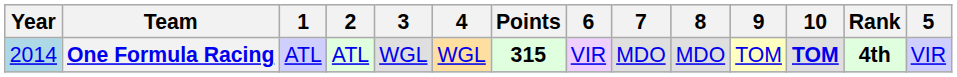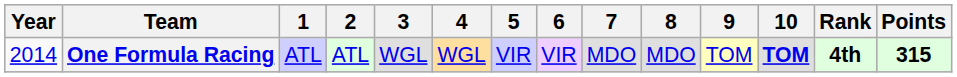columns swapped: (928, 21) <-> (528, 21)
(33, 55) lightblue background -> (33, 55) no background
